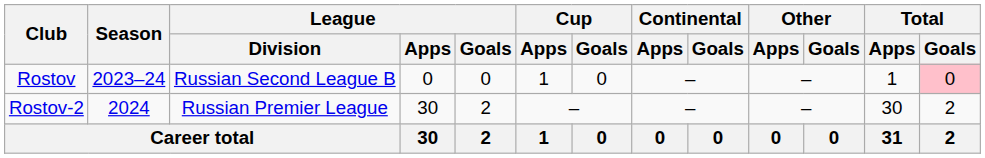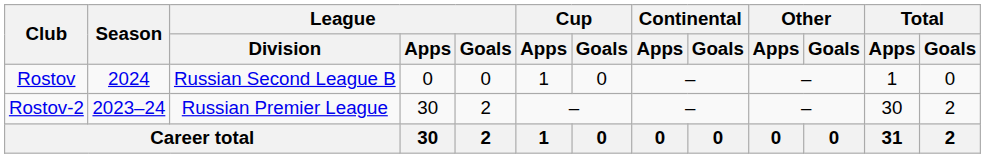(129, 78) 2023–24 -> (129, 78) 2024
(950, 78) pink background -> (950, 78) no background
(129, 108) 2024 -> (129, 108) 2023–24
